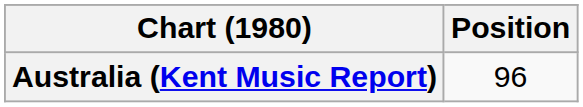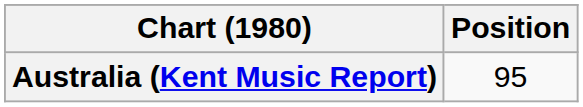(511, 76) 96 -> (511, 76) 95
